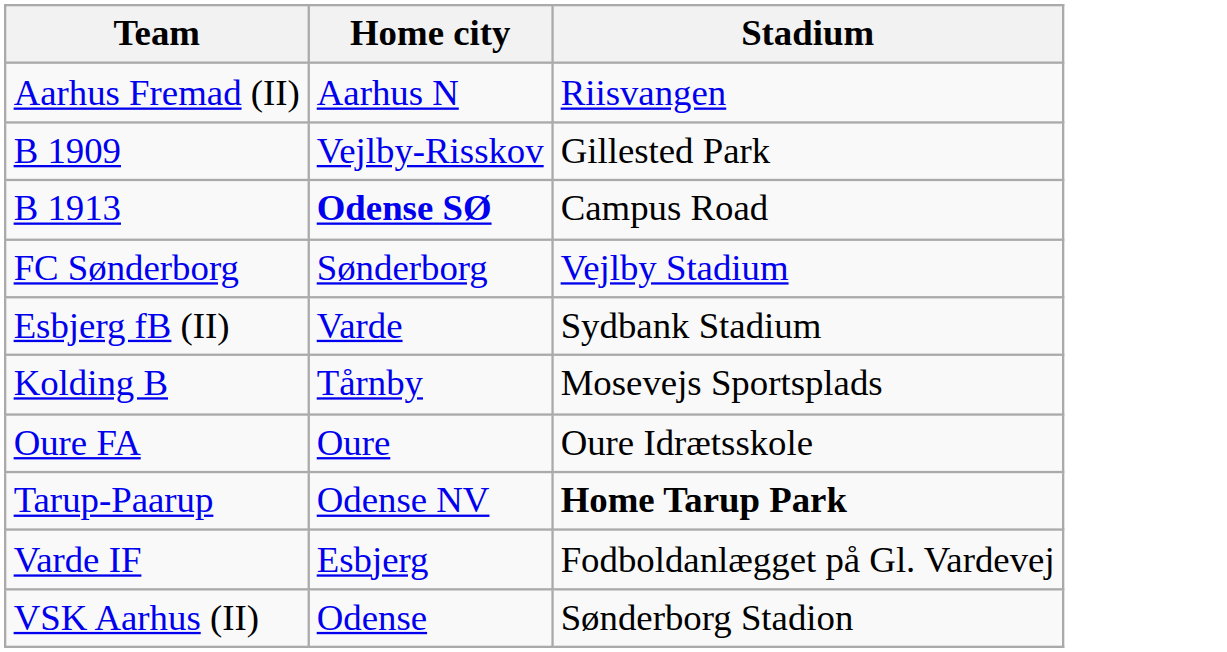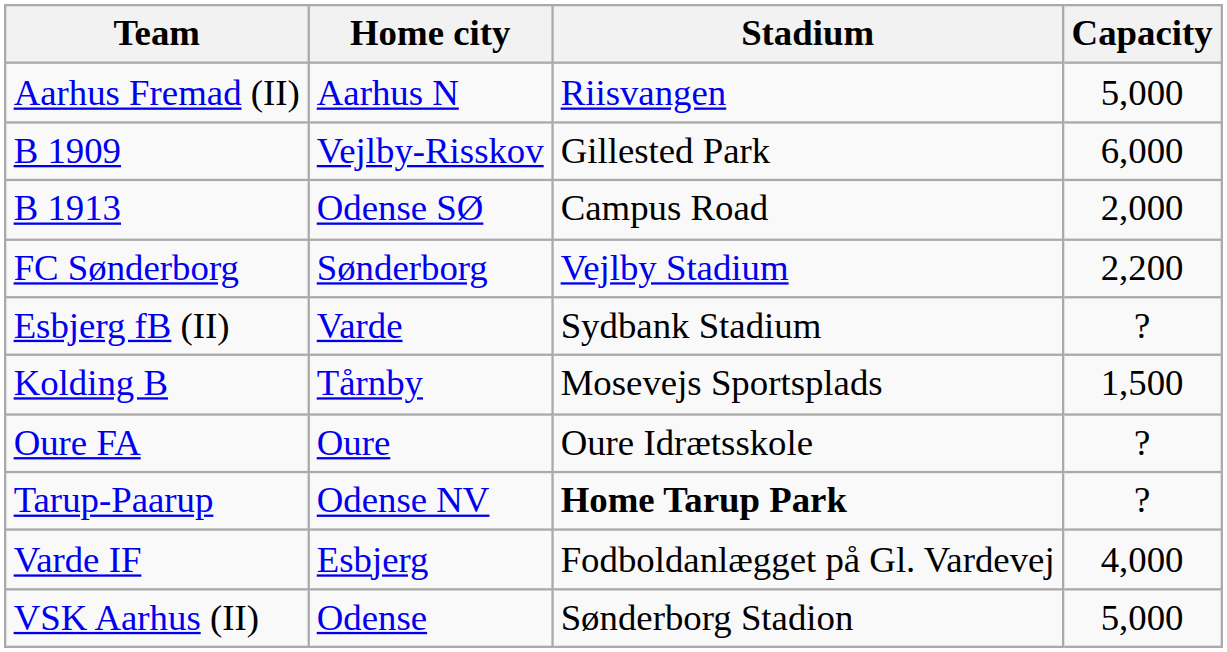+ column: (1142, 33)
(404, 208) bold -> (400, 208) normal
